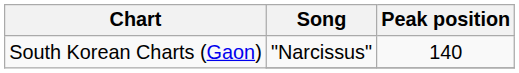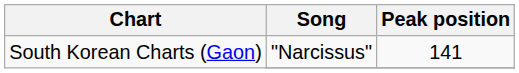(446, 51) 140 -> (446, 51) 141
